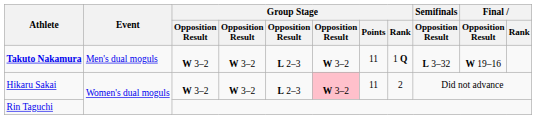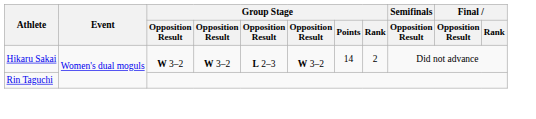- row: (44, 59)
(336, 91) pink background -> (311, 65) no background
(373, 86) 11 -> (348, 59) 14
